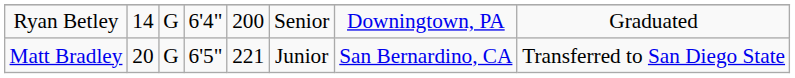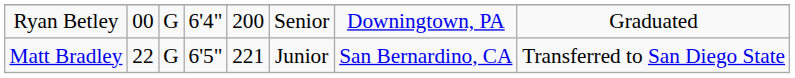(143, 21) 14 -> (143, 21) 00
(143, 55) 20 -> (143, 55) 22
